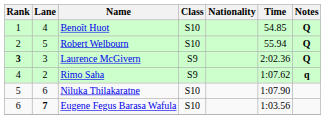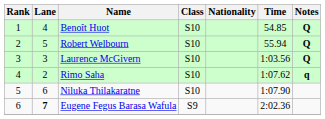(18, 59) bold -> (18, 59) normal
(192, 59) S9 -> (192, 59) S10
(275, 59) 2:02.36 -> (275, 59) 1:03.56
(192, 75) S9 -> (192, 75) S10
(192, 106) S10 -> (192, 106) S9
(275, 106) 1:03.56 -> (275, 106) 2:02.36
